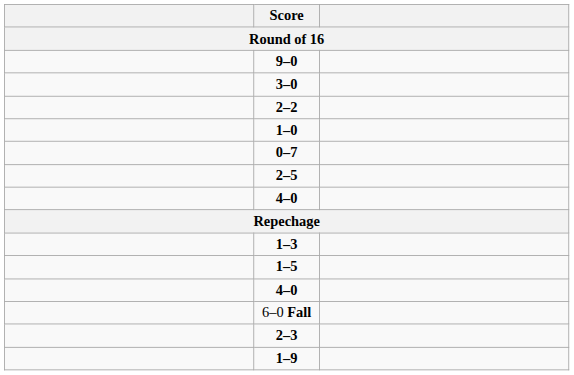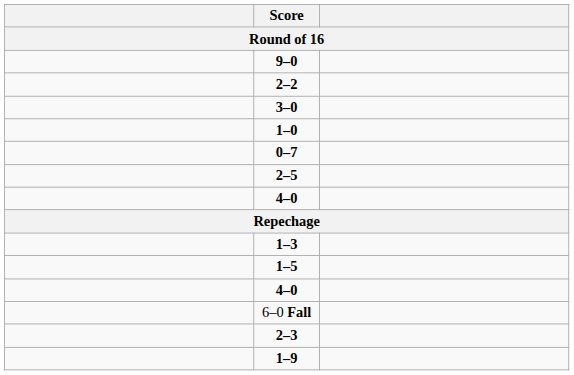rows swapped: (129, 84) <-> (129, 107)
